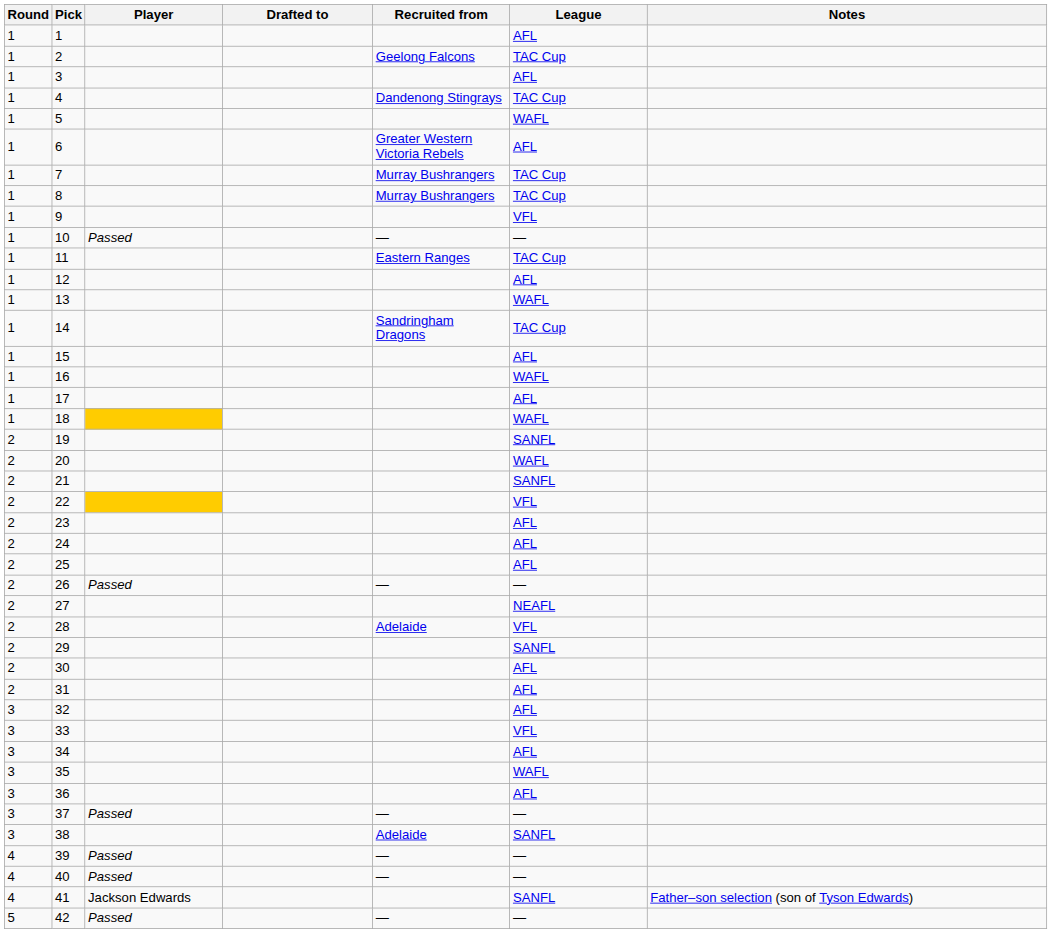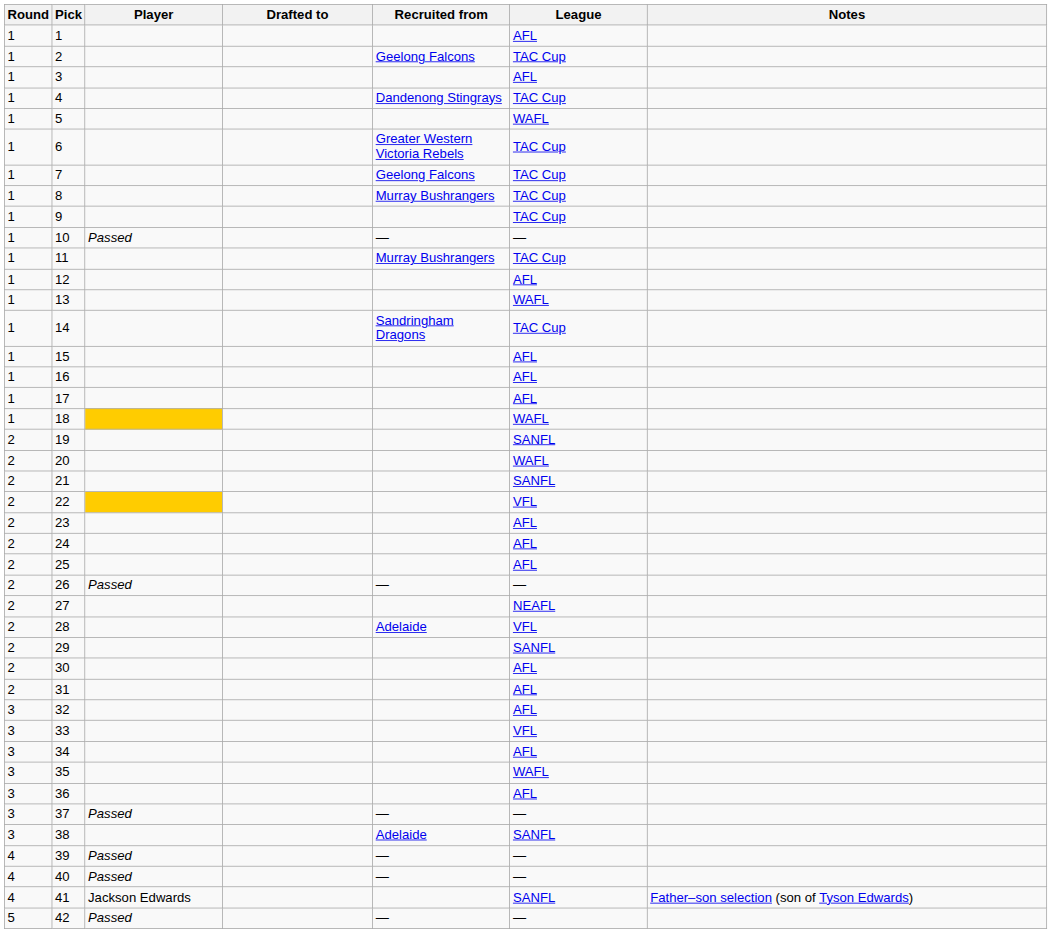(525, 147) AFL -> (539, 147) TAC Cup
(435, 175) Murray Bushrangers -> (425, 175) Geelong Falcons
(525, 216) VFL -> (539, 216) TAC Cup
(423, 258) Eastern Ranges -> (435, 258) Murray Bushrangers
(531, 377) WAFL -> (525, 377) AFL
